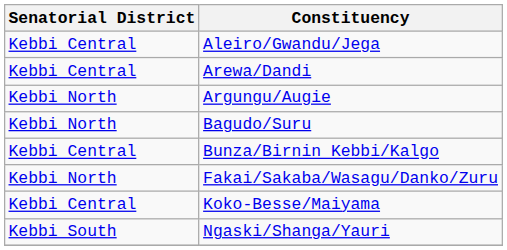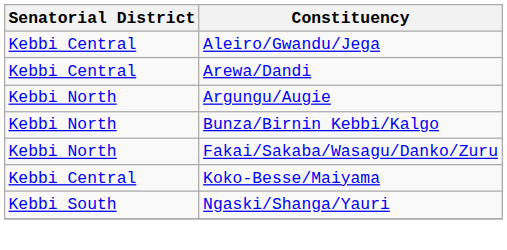- row: (257, 125)
(72, 151) Kebbi Central -> (63, 125) Kebbi North
